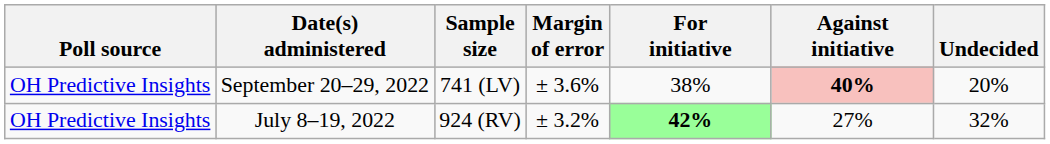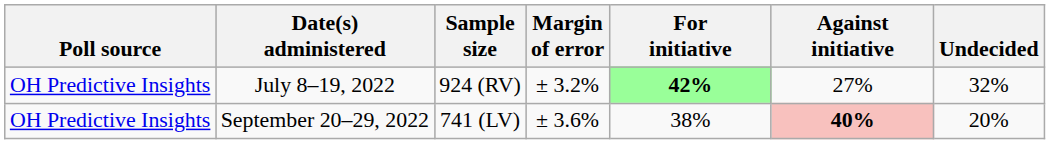rows swapped: (325, 84) <-> (325, 120)
